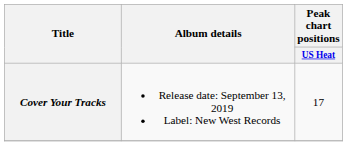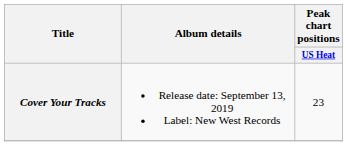(318, 102) 17 -> (318, 102) 23
